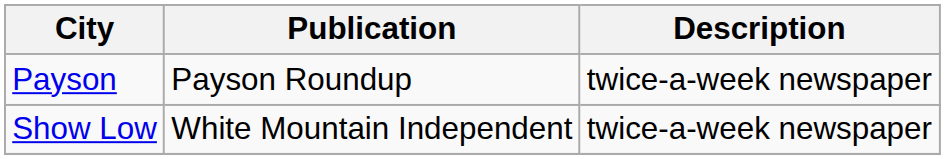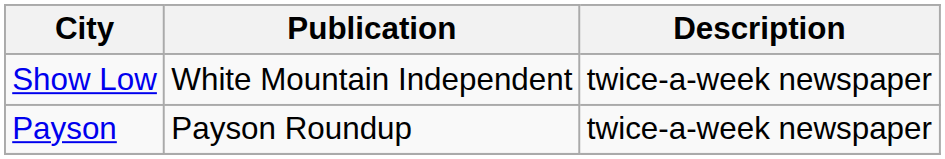rows swapped: (85, 128) <-> (65, 79)
